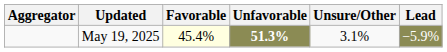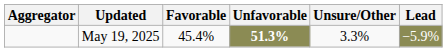(196, 36) lightyellow background -> (196, 36) no background
(355, 36) 3.1% -> (355, 36) 3.3%
